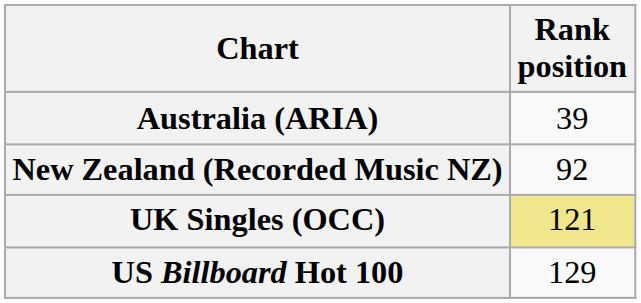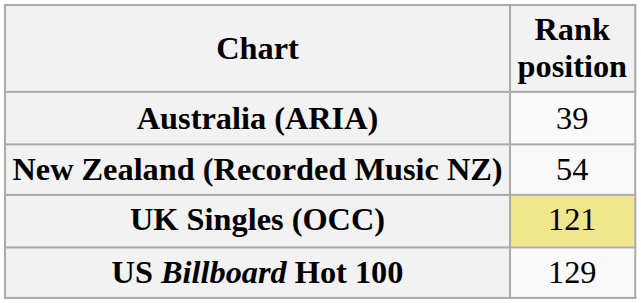(572, 169) 92 -> (572, 169) 54
